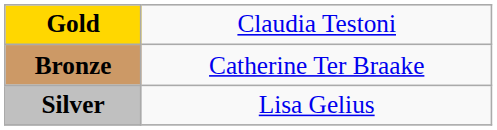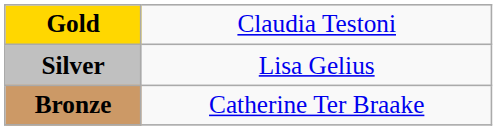rows swapped: (73, 104) <-> (73, 64)
